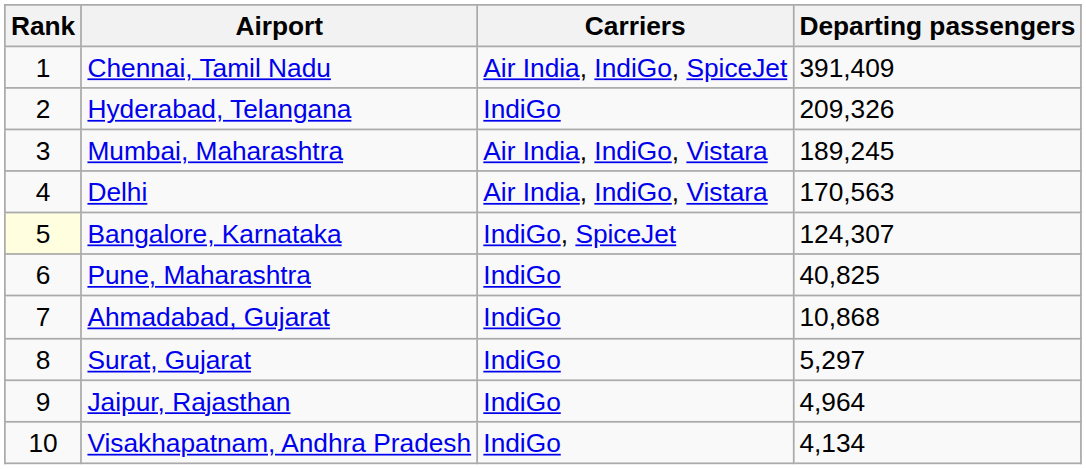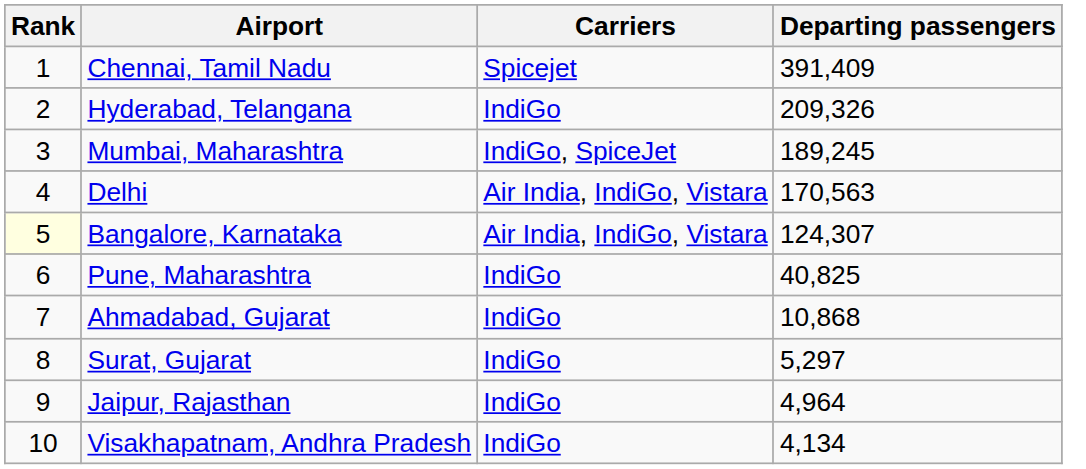(635, 67) Air India, IndiGo, SpiceJet -> (530, 67) Spicejet
(626, 151) Air India, IndiGo, Vistara -> (580, 151) IndiGo, SpiceJet
(580, 234) IndiGo, SpiceJet -> (626, 234) Air India, IndiGo, Vistara
